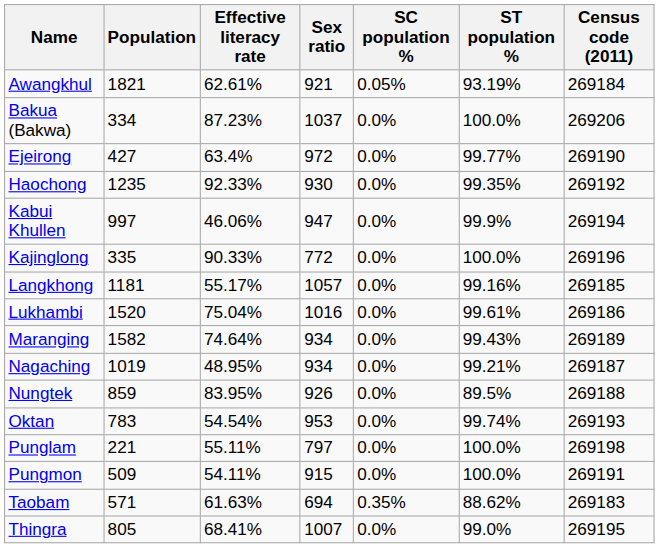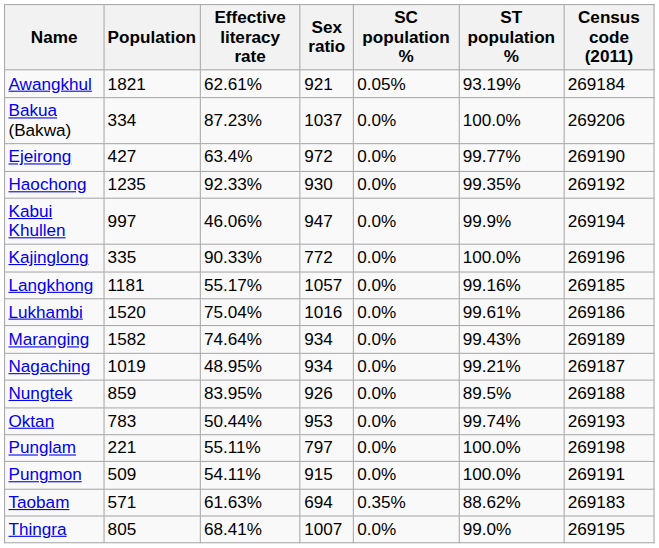(233, 420) 54.54% -> (233, 420) 50.44%
